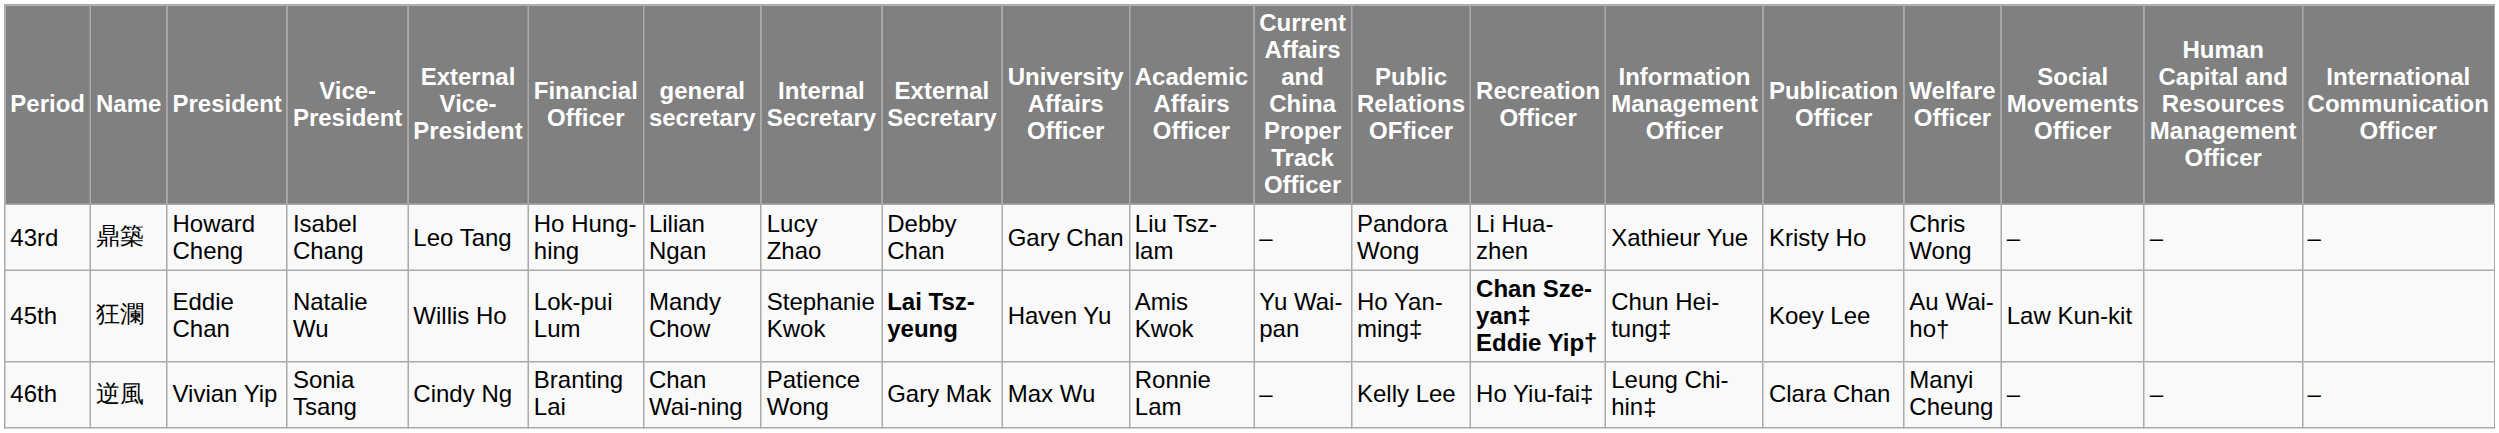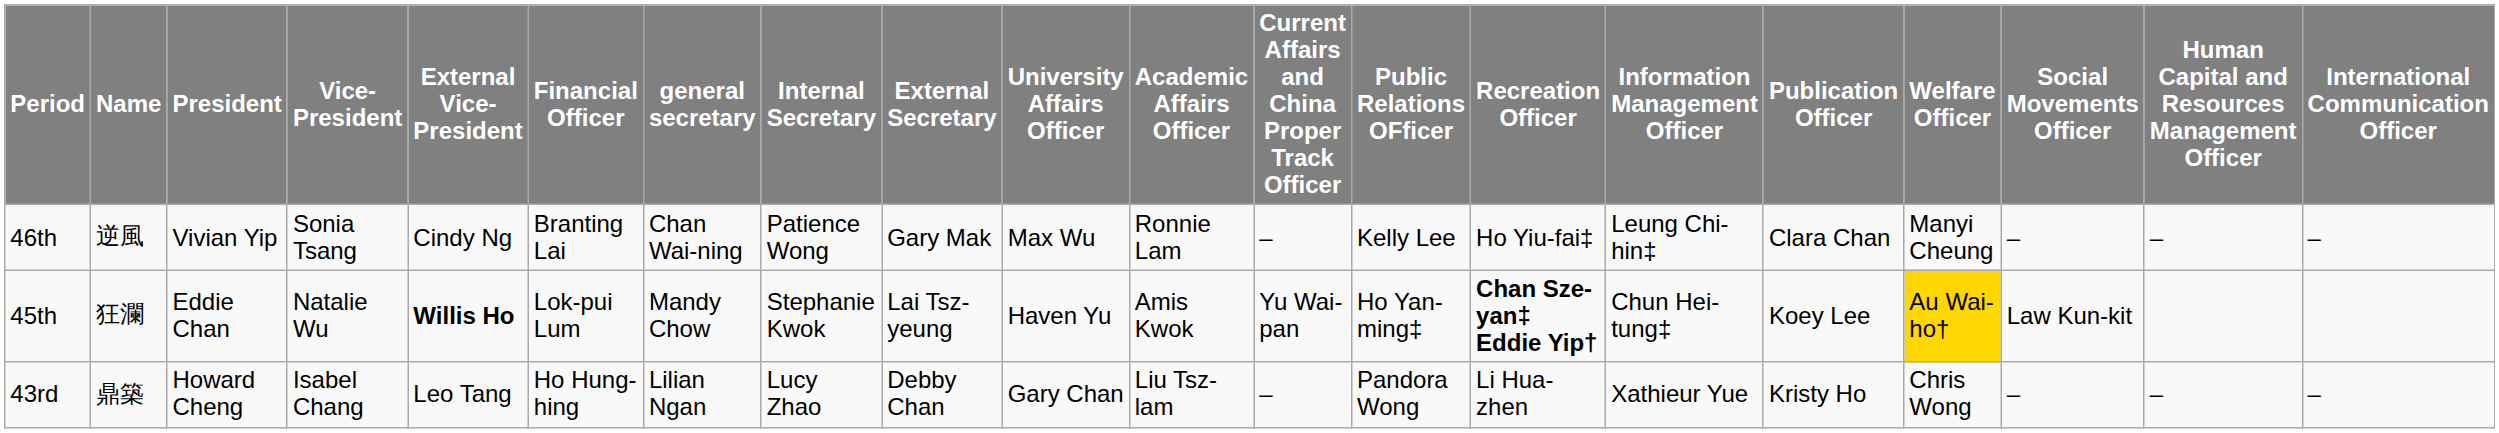rows swapped: (34, 394) <-> (34, 237)
(460, 315) normal -> (464, 315) bold
(931, 315) bold -> (928, 315) normal
(1952, 315) no background -> (1952, 315) gold background
